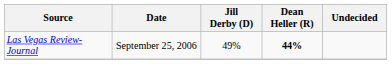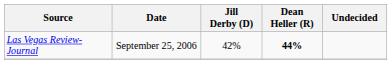(231, 45) 49% -> (231, 45) 42%
